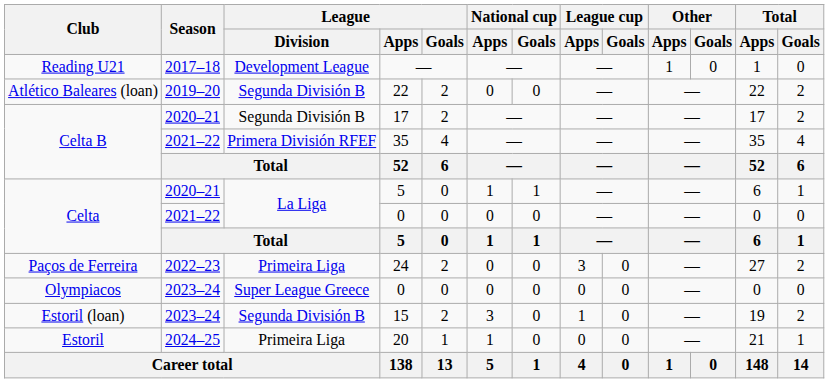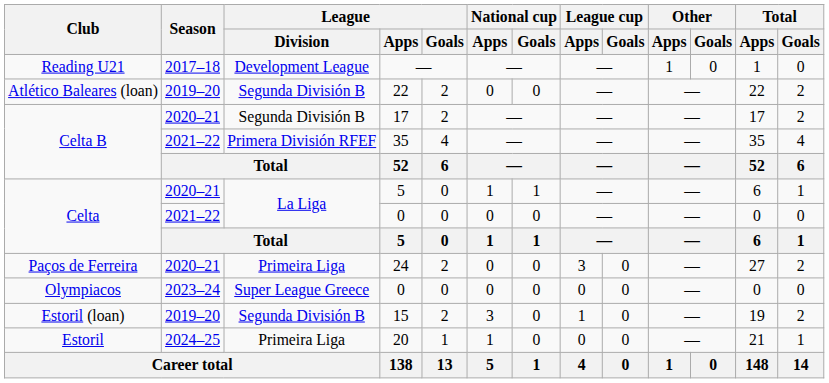(193, 265) 2022–23 -> (193, 265) 2020–21
(193, 315) 2023–24 -> (193, 315) 2019–20
